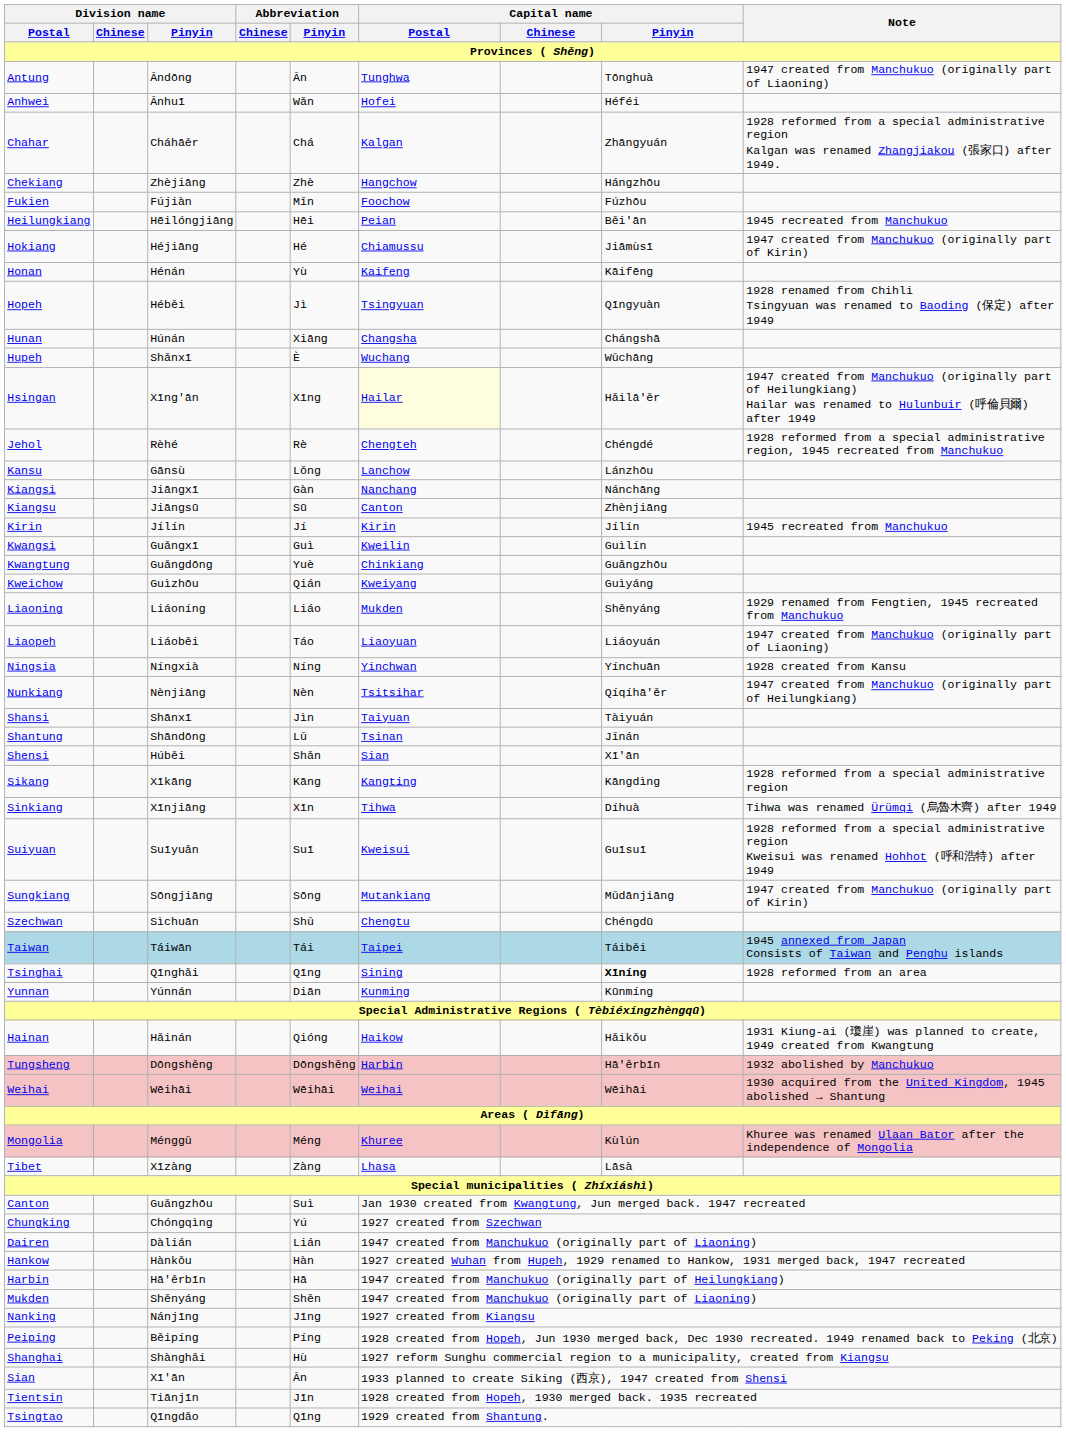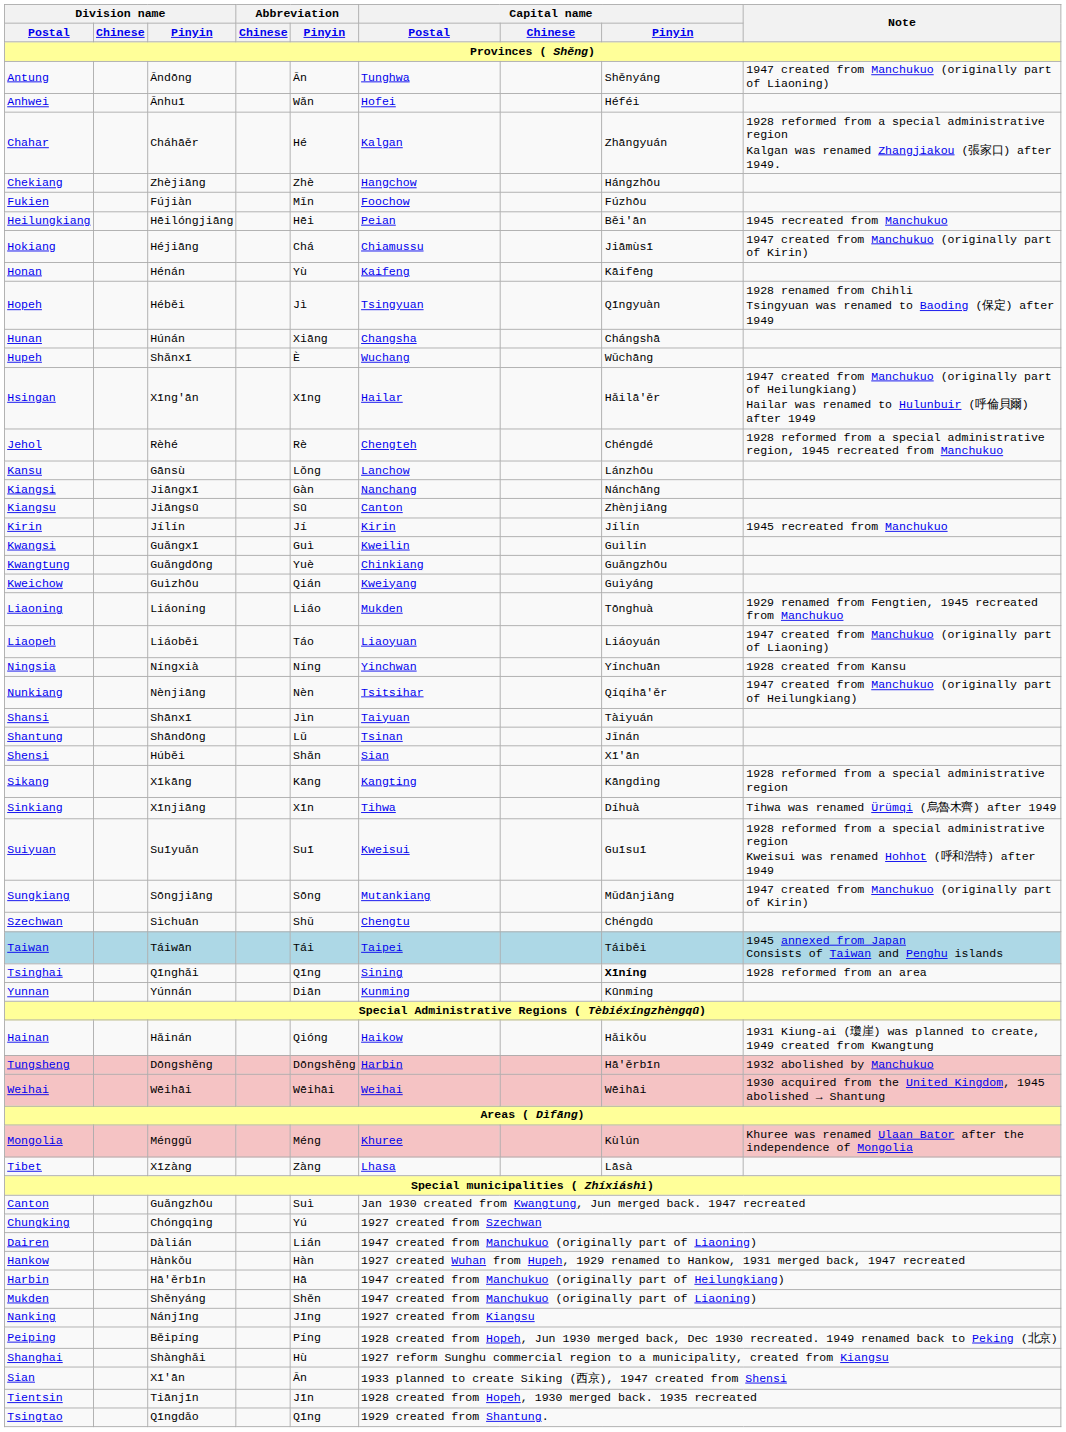(629, 77) Tōnghuà -> (632, 77) Shěnyáng
(303, 143) Chá -> (300, 143) Hé
(300, 246) Hé -> (303, 246) Chá
(382, 398) lightyellow background -> (382, 398) no background
(632, 609) Shěnyáng -> (629, 609) Tōnghuà
